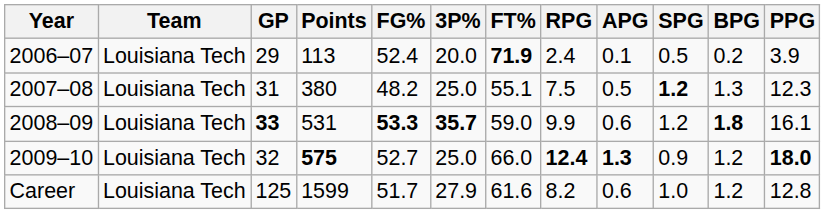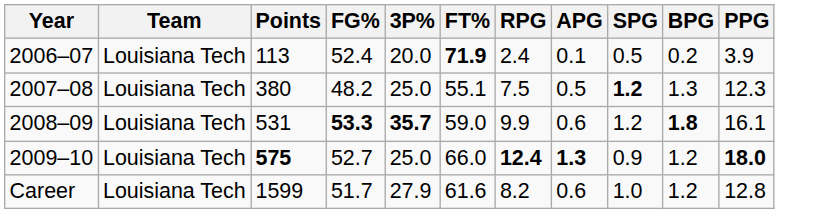- column: (273, 21)
